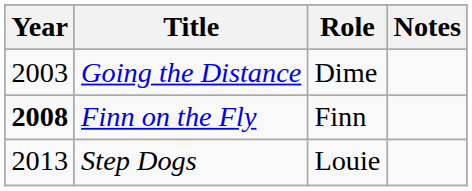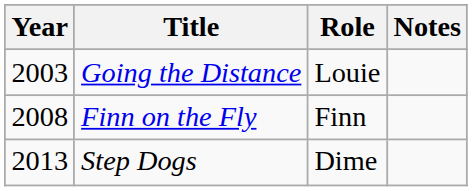(346, 71) Dime -> (347, 71) Louie
(40, 116) bold -> (40, 116) normal
(347, 161) Louie -> (346, 161) Dime
